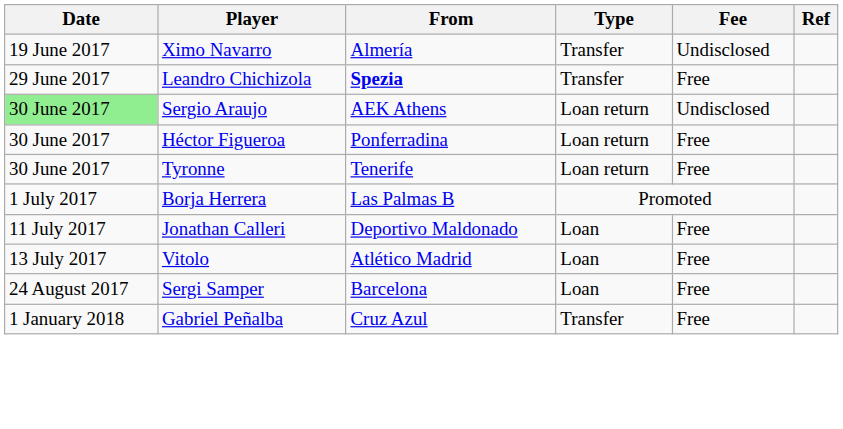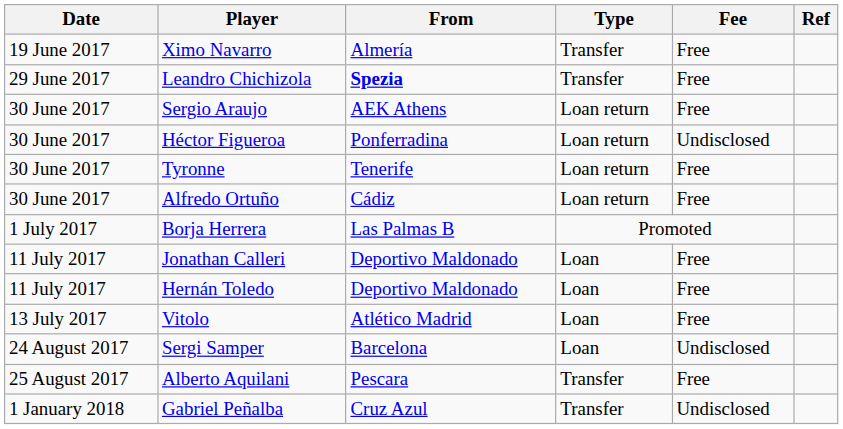(723, 49) Undisclosed -> (693, 49) Free
(59, 109) lightgreen background -> (59, 109) no background
(723, 109) Undisclosed -> (693, 109) Free
(693, 139) Free -> (723, 139) Undisclosed
+ row: (220, 199)
+ row: (218, 288)
(693, 288) Free -> (723, 348) Undisclosed
+ row: (226, 378)
(693, 318) Free -> (723, 408) Undisclosed
